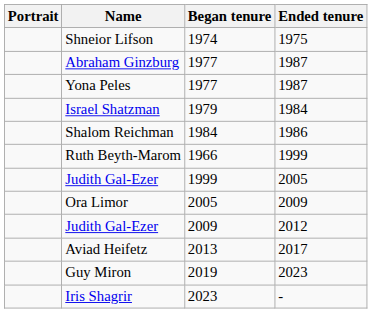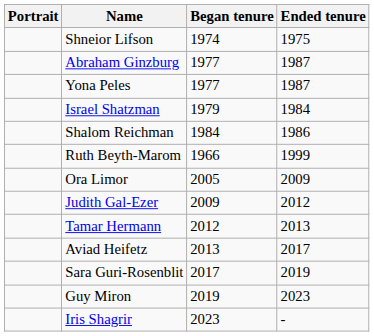- row: (112, 179)
+ row: (113, 226)
+ row: (124, 272)
